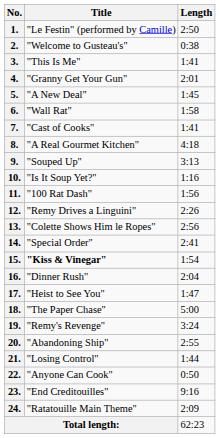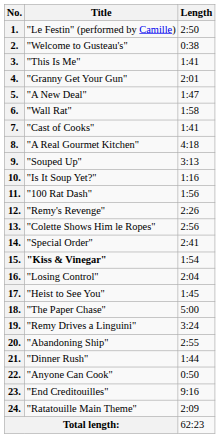(190, 95) 1:45 -> (190, 95) 1:47
(81, 210) "Remy Drives a Linguini" -> (66, 210) "Remy's Revenge"
(58, 276) "Dinner Rush" -> (63, 276) "Losing Control"
(190, 293) 1:47 -> (190, 293) 1:45
(66, 326) "Remy's Revenge" -> (81, 326) "Remy Drives a Linguini"
(63, 359) "Losing Control" -> (58, 359) "Dinner Rush"
